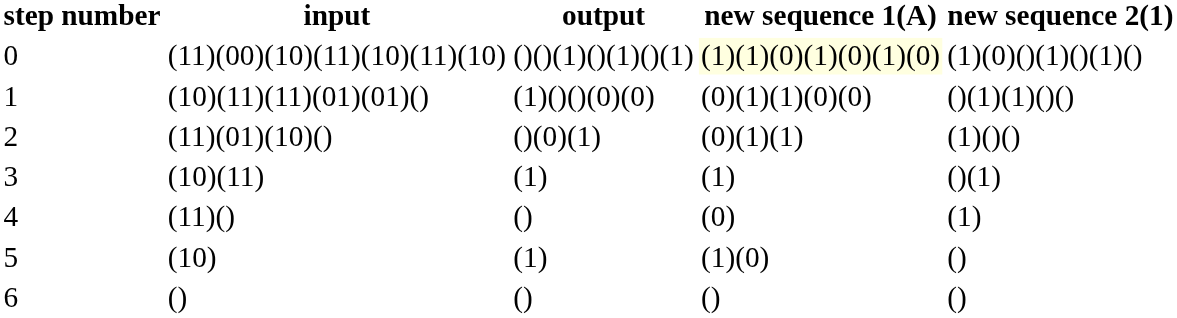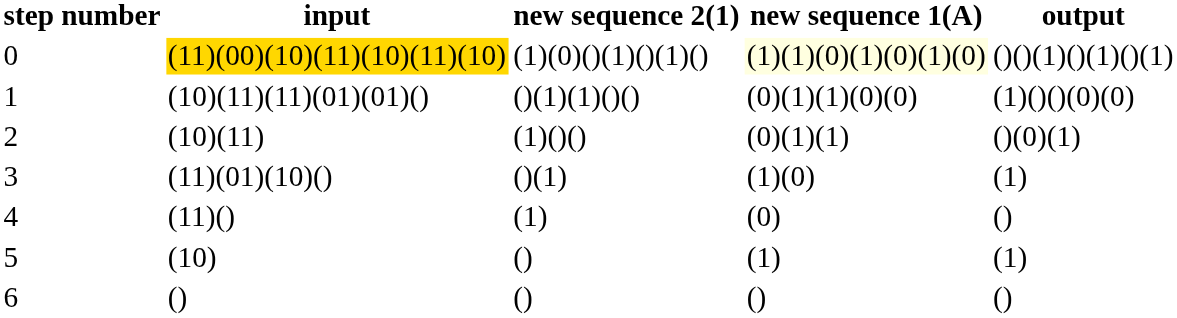columns swapped: (604, 15) <-> (1060, 15)
(337, 55) no background -> (337, 55) gold background
(250, 136) (11)(01)(10)() -> (216, 136) (10)(11)
(216, 176) (10)(11) -> (250, 176) (11)(01)(10)()
(718, 176) (1) -> (781, 176) (1)(0)
(735, 257) (1)(0) -> (764, 257) (1)
